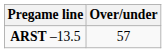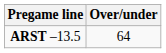(123, 36) 57 -> (123, 36) 64
